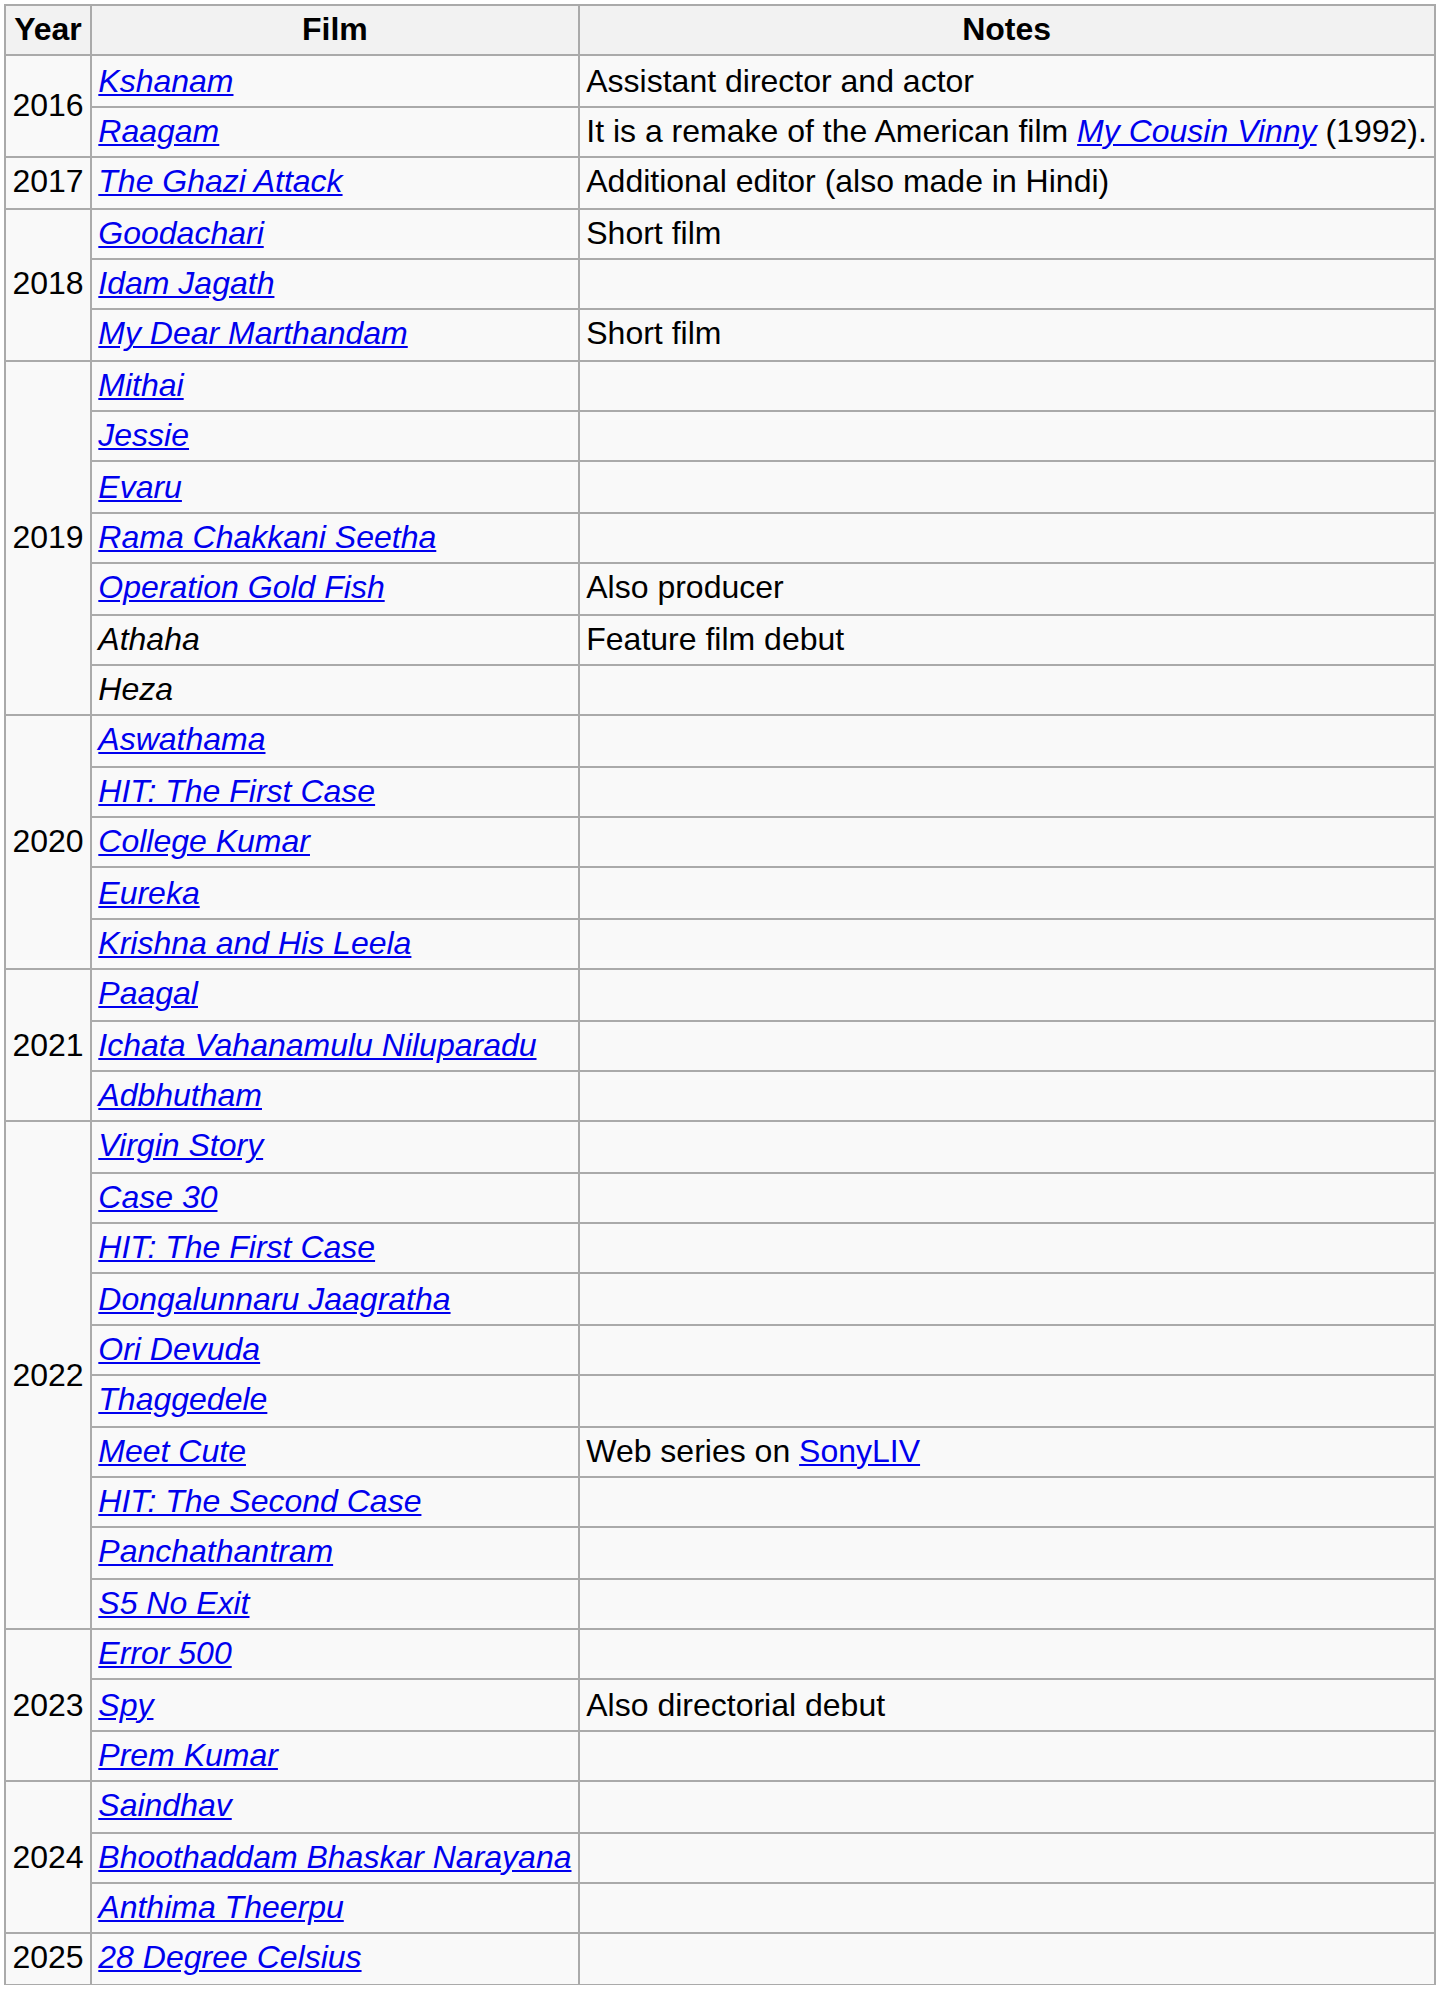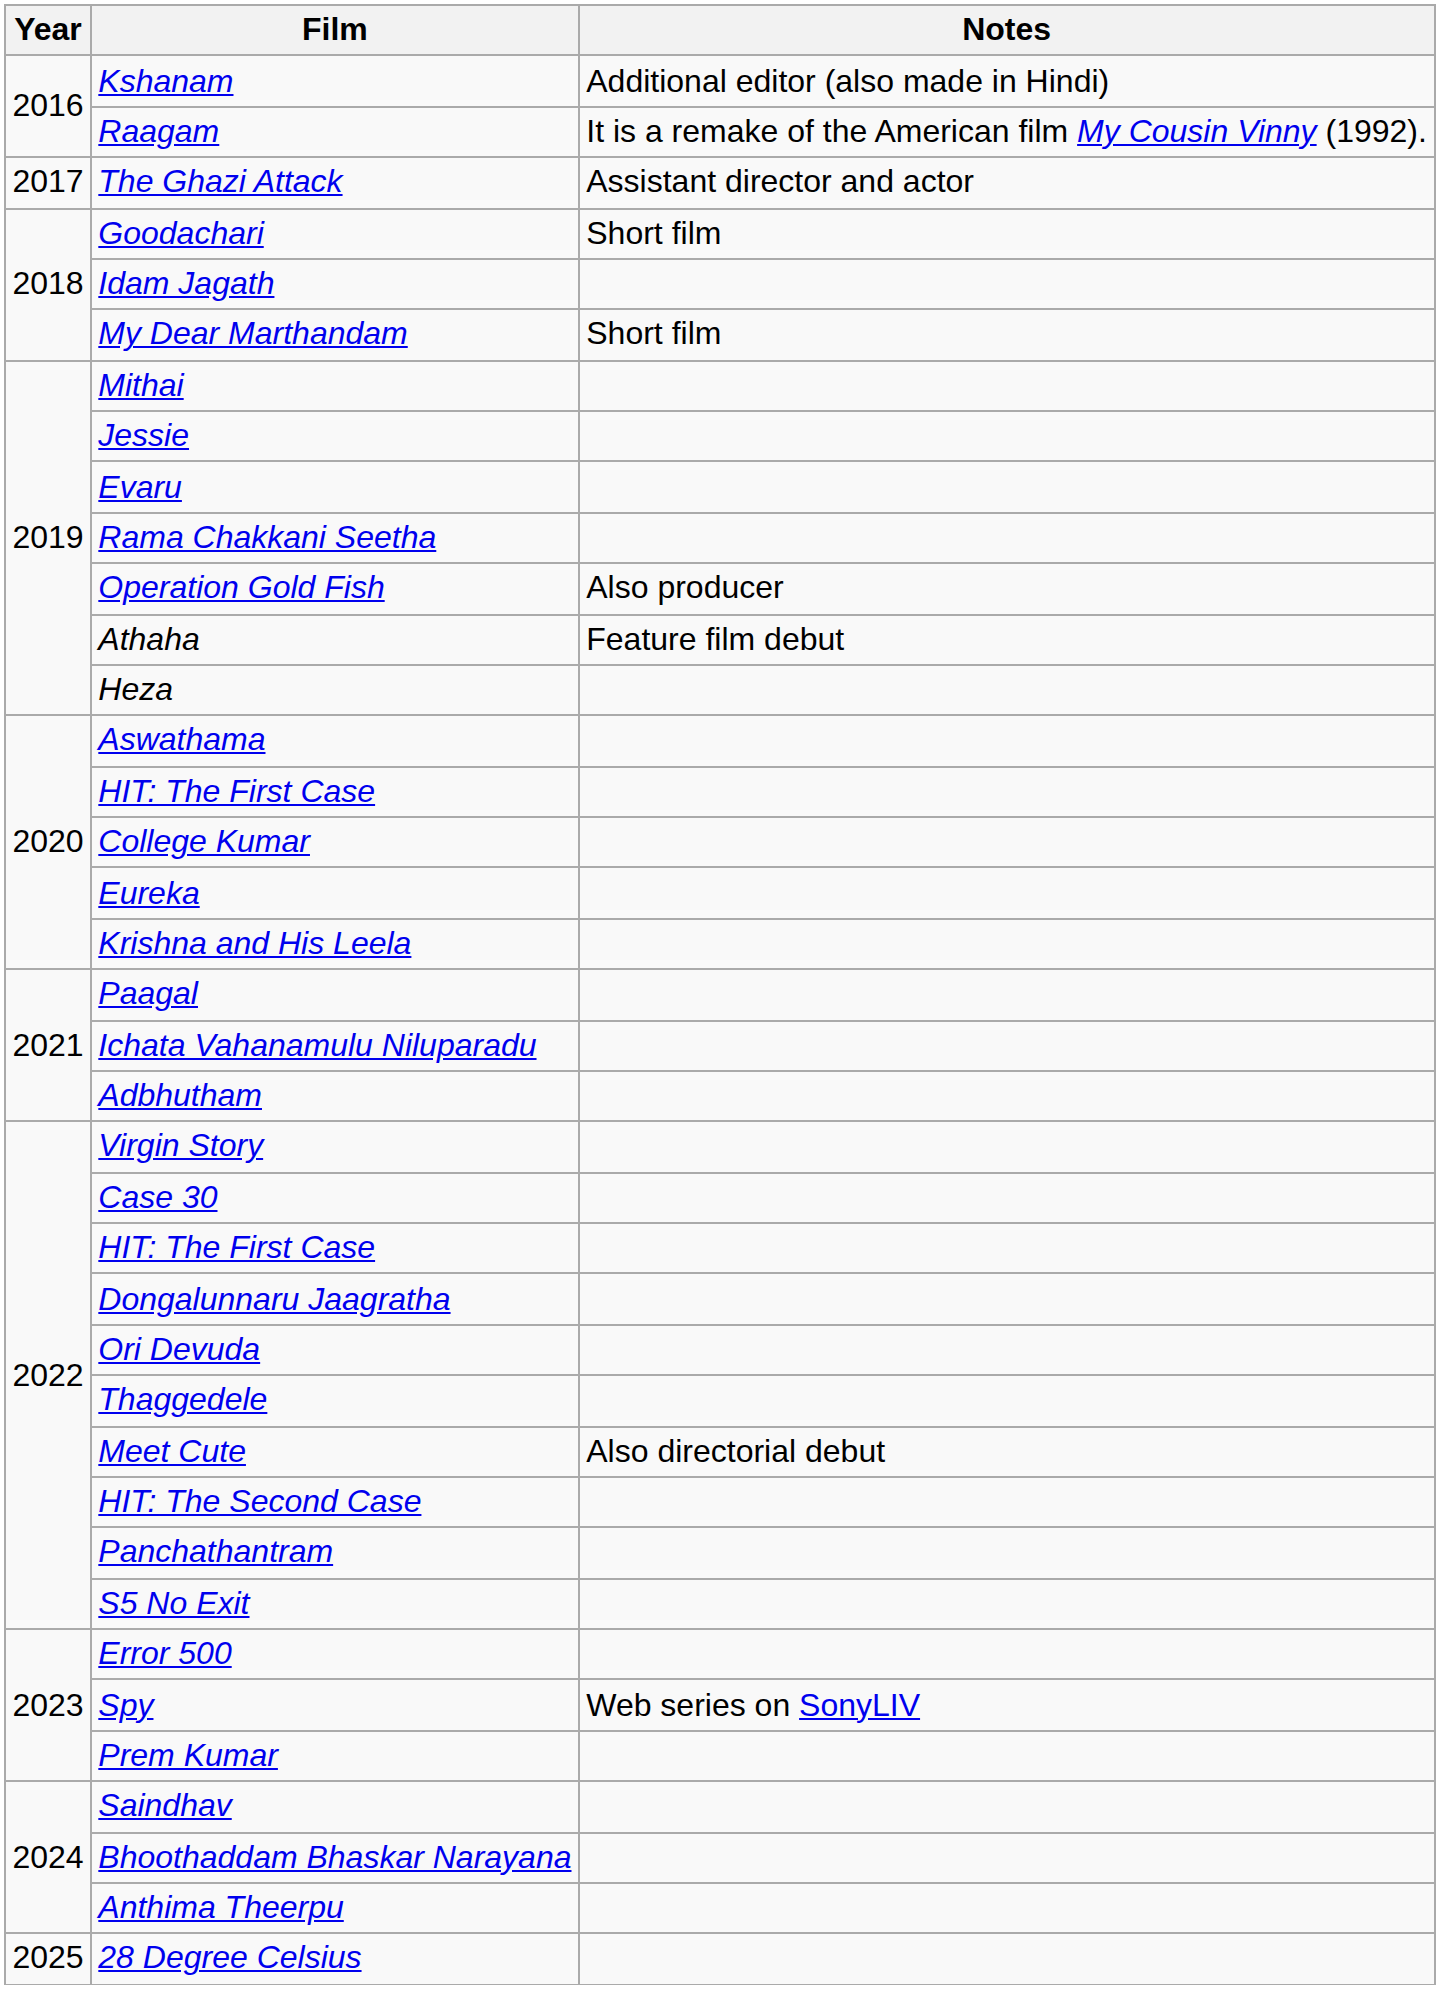(780, 80) Assistant director and actor -> (848, 80) Additional editor (also made in Hindi)
(848, 182) Additional editor (also made in Hindi) -> (780, 182) Assistant director and actor
(753, 1450) Web series on SonyLIV -> (736, 1450) Also directorial debut
(736, 1704) Also directorial debut -> (753, 1704) Web series on SonyLIV
